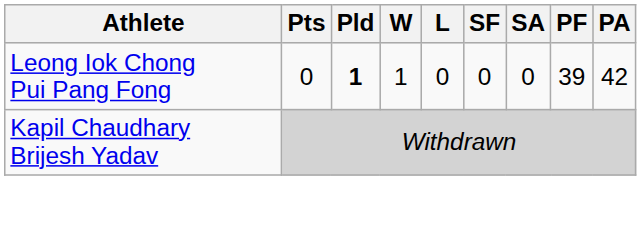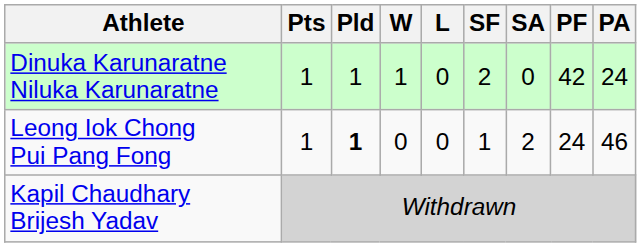+ row: (119, 76)
(307, 76) 0 -> (307, 141) 1
(401, 76) 1 -> (401, 141) 0
(484, 76) 0 -> (484, 141) 1
(528, 76) 0 -> (528, 141) 2
(572, 76) 39 -> (572, 141) 24
(615, 76) 42 -> (615, 141) 46
